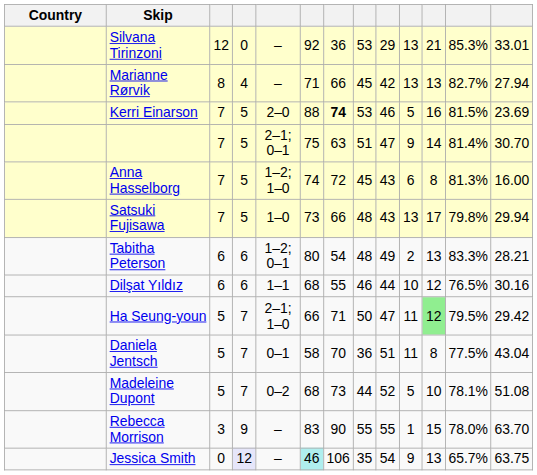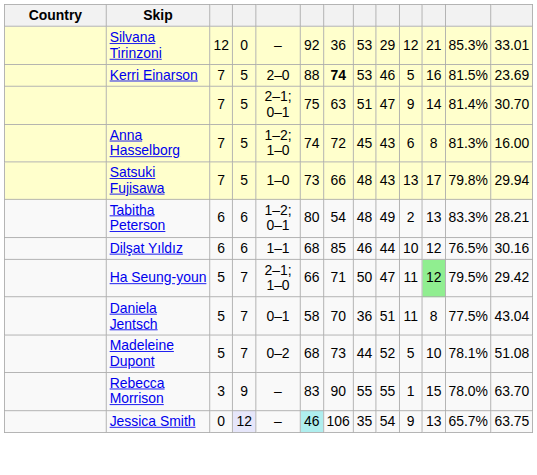(411, 45) 13 -> (411, 45) 12
- row: (139, 83)
(338, 286) 55 -> (338, 248) 85
